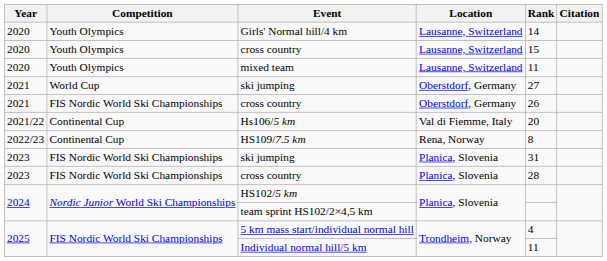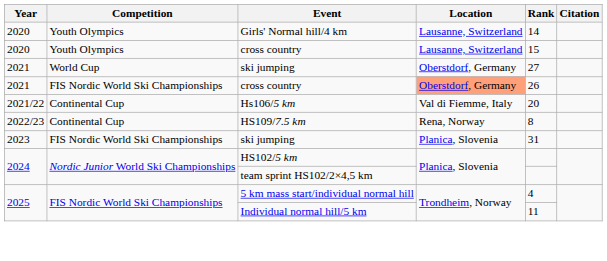- row: (18, 67)
(468, 103) no background -> (468, 85) lightsalmon background
- row: (18, 175)
